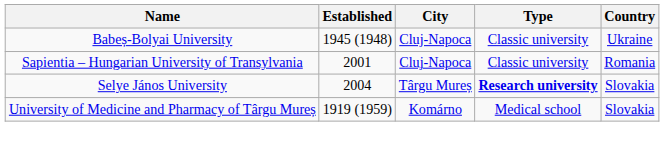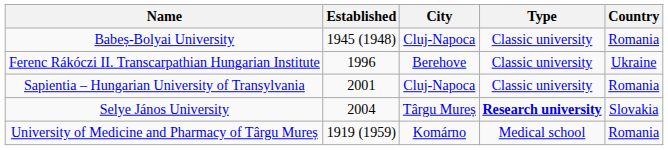(630, 39) Ukraine -> (634, 39) Romania
+ row: (164, 62)
(630, 109) Slovakia -> (634, 132) Romania
